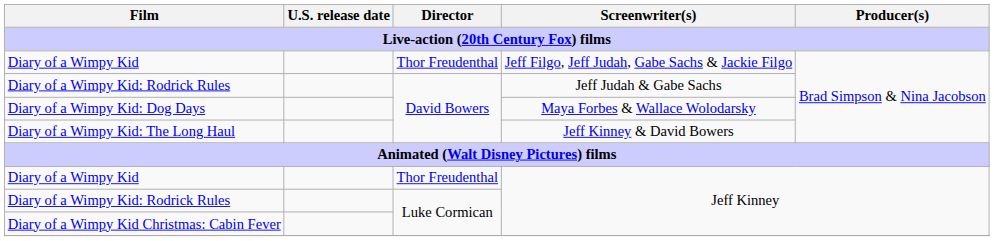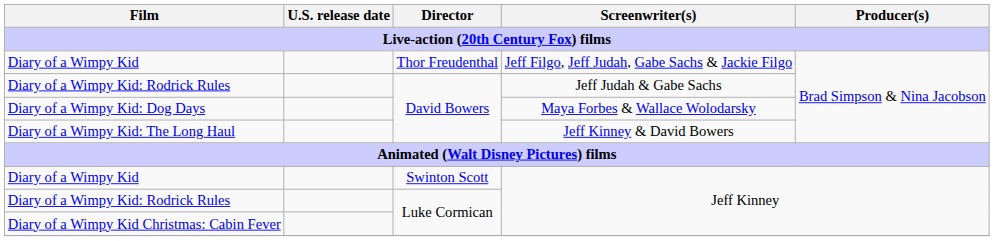(447, 177) Thor Freudenthal -> (447, 177) Swinton Scott
